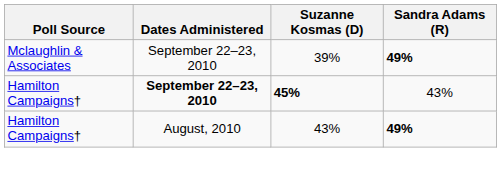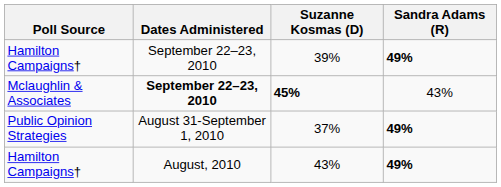(45, 57) Mclaughlin & Associates -> (44, 57) Hamilton Campaigns†
(44, 93) Hamilton Campaigns† -> (45, 93) Mclaughlin & Associates
+ row: (327, 128)
